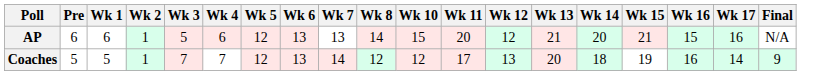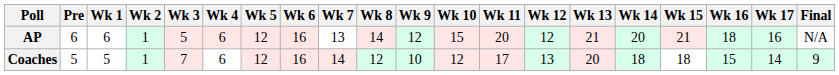+ column: (415, 15)
(299, 37) 13 -> (299, 37) 16
(690, 37) 15 -> (729, 37) 18
(222, 59) 7 -> (222, 59) 6
(299, 59) 13 -> (299, 59) 16
(645, 59) 19 -> (683, 59) 18
(690, 59) 16 -> (729, 59) 15
